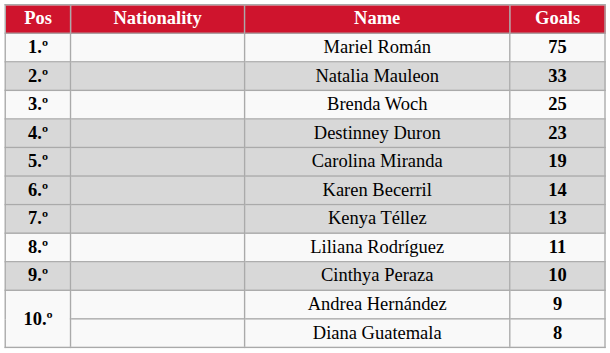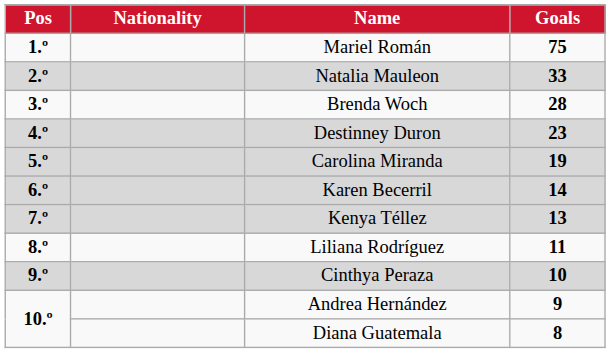(558, 104) 25 -> (558, 104) 28
